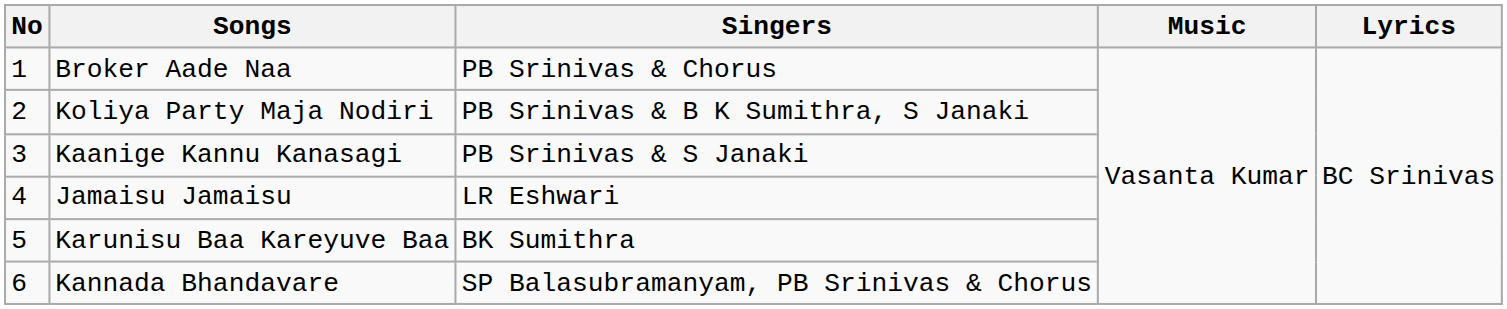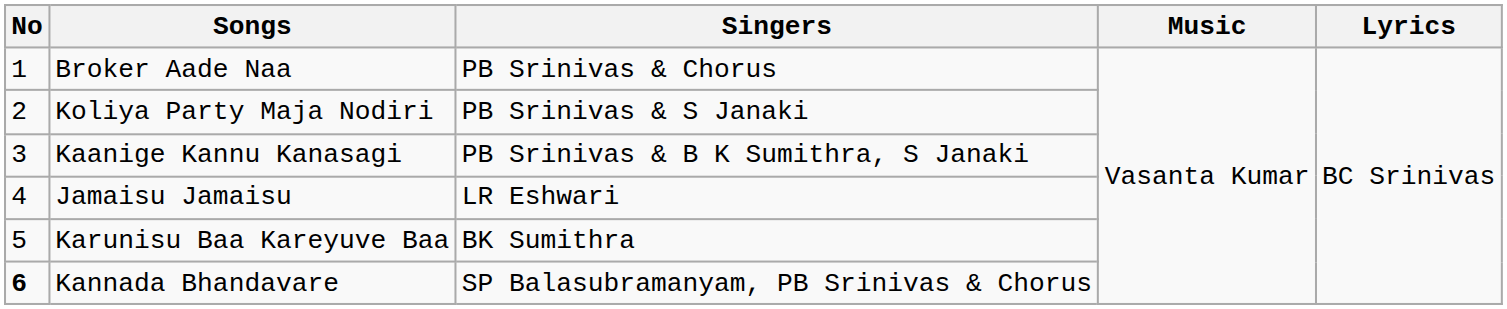(745, 112) PB Srinivas & B K Sumithra, S Janaki -> (635, 112) PB Srinivas & S Janaki
(635, 155) PB Srinivas & S Janaki -> (745, 155) PB Srinivas & B K Sumithra, S Janaki
(19, 283) normal -> (19, 283) bold
